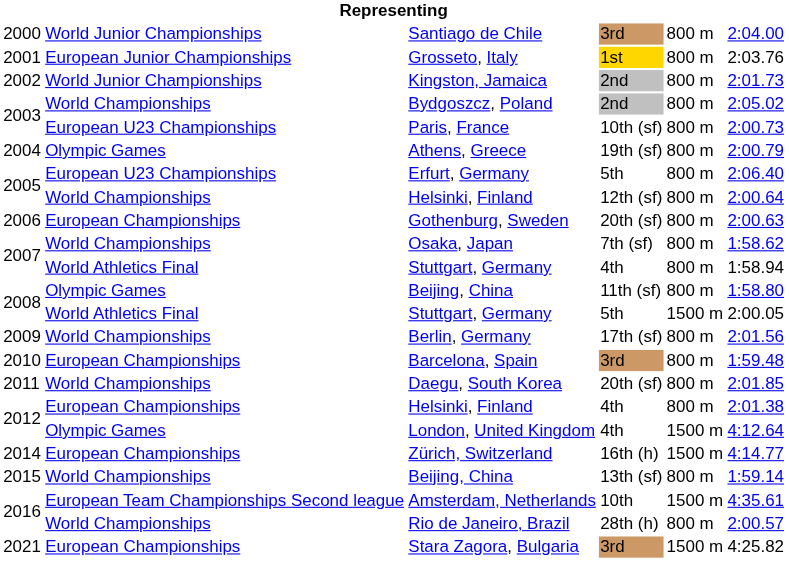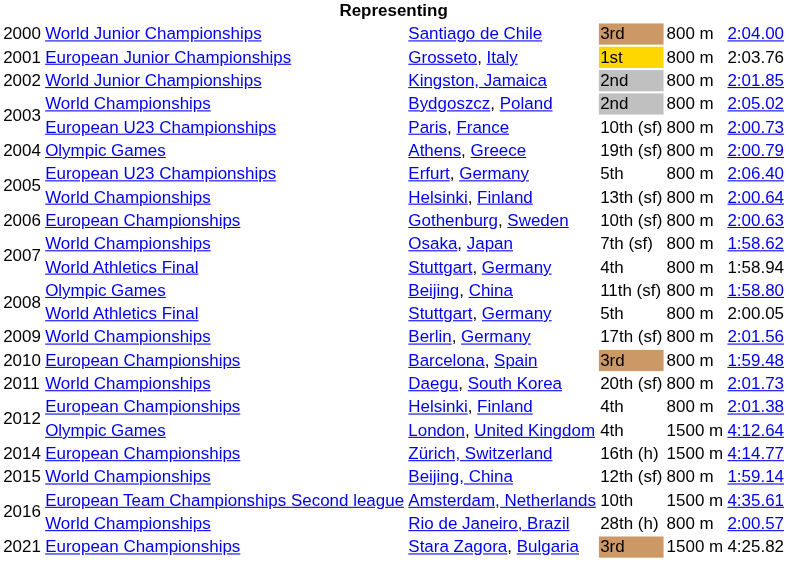(756, 80) 2:01.73 -> (756, 80) 2:01.85
(631, 197) 12th (sf) -> (631, 197) 13th (sf)
(631, 220) 20th (sf) -> (631, 220) 10th (sf)
(695, 313) 1500 m -> (690, 313) 800 m
(756, 383) 2:01.85 -> (756, 383) 2:01.73
(631, 477) 13th (sf) -> (631, 477) 12th (sf)
